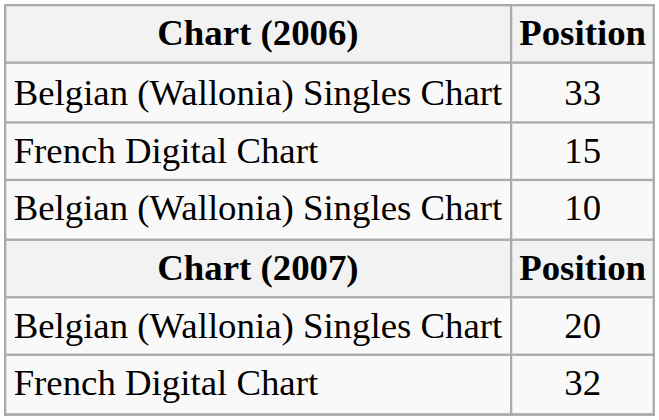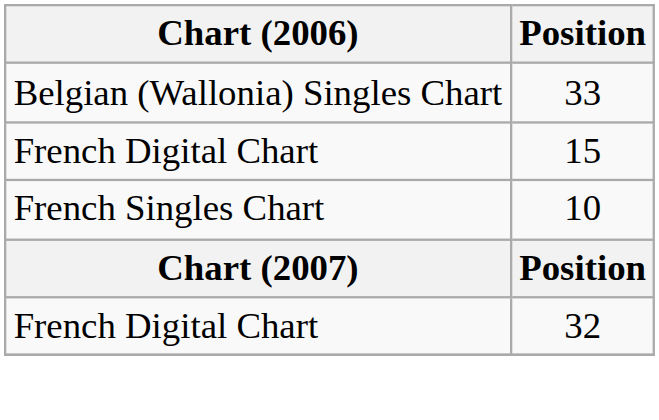(258, 208) Belgian (Wallonia) Singles Chart -> (169, 208) French Singles Chart
- row: (583, 325)
